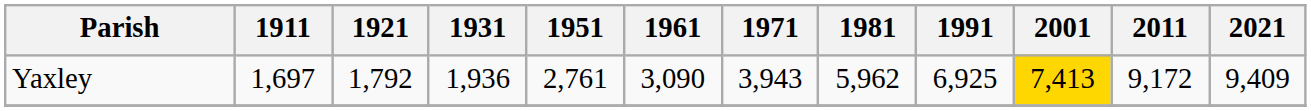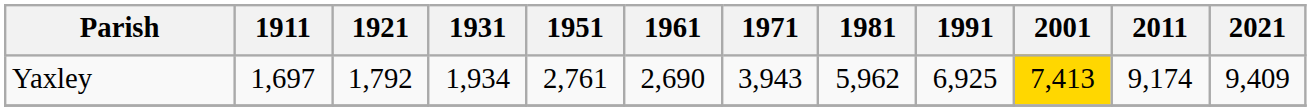(478, 79) 1,936 -> (478, 79) 1,934
(673, 79) 3,090 -> (673, 79) 2,690
(1160, 79) 9,172 -> (1160, 79) 9,174
